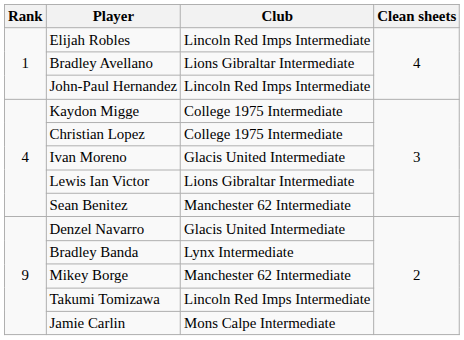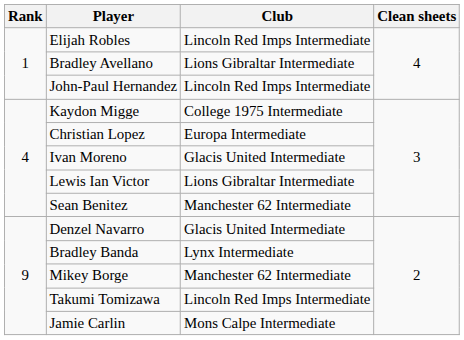(263, 134) College 1975 Intermediate -> (245, 134) Europa Intermediate
